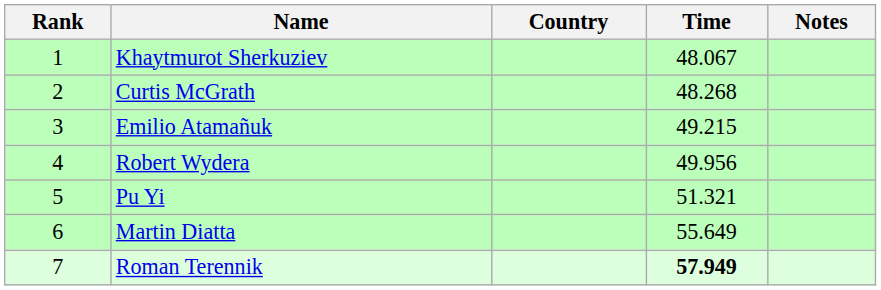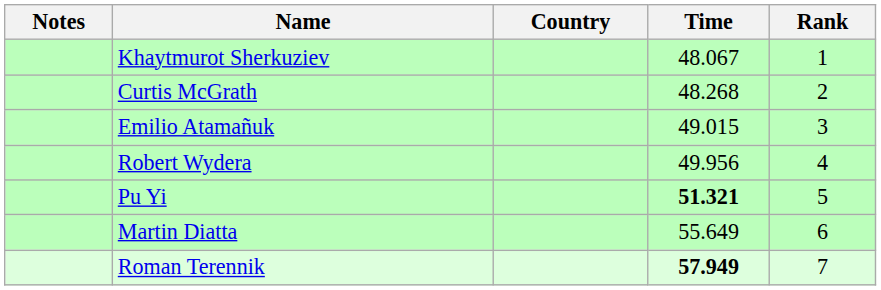columns swapped: (58, 22) <-> (821, 22)
(707, 127) 49.215 -> (709, 127) 49.015
(707, 197) normal -> (709, 197) bold
